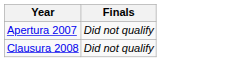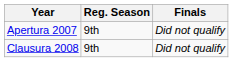+ column: (117, 13)
